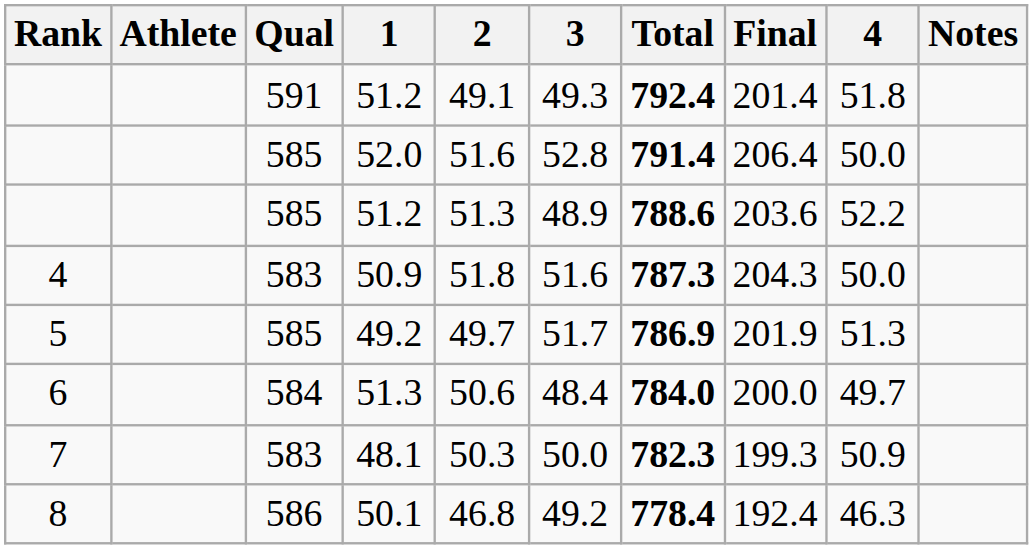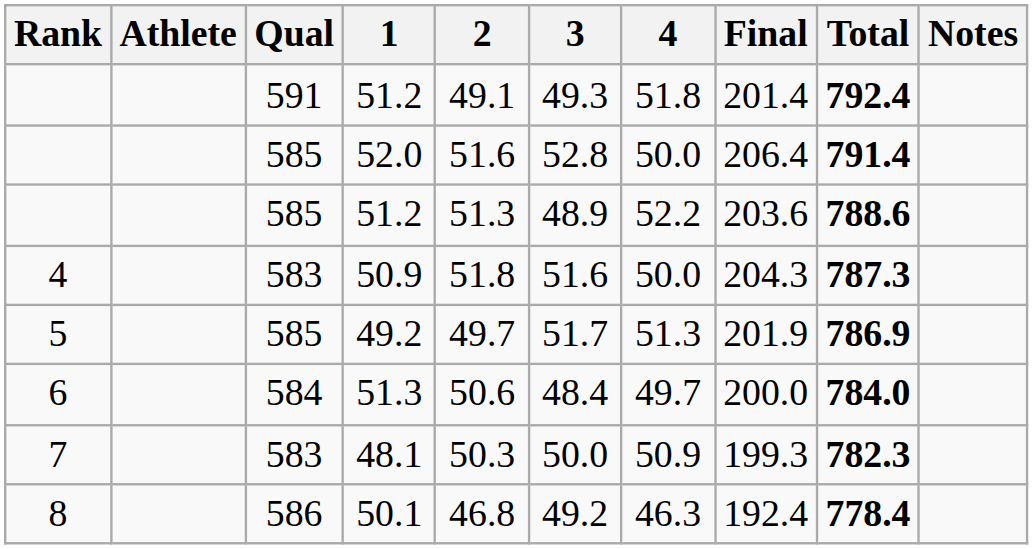columns swapped: (873, 34) <-> (673, 34)
